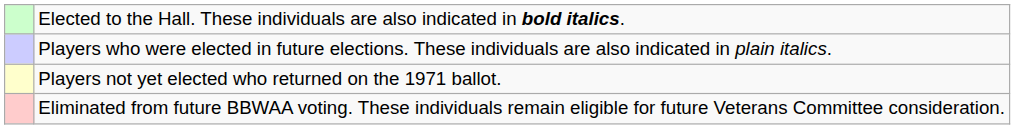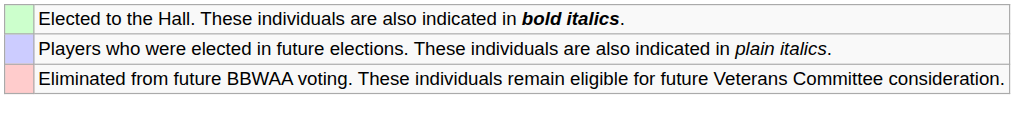- row: (270, 78)
